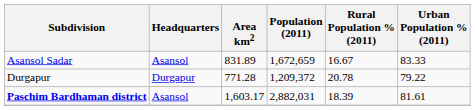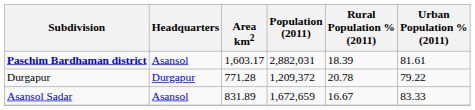rows swapped: (40, 60) <-> (77, 96)
